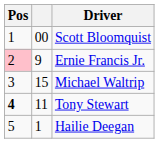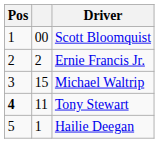(11, 59) pink background -> (11, 59) no background
(38, 59) 9 -> (38, 59) 2
